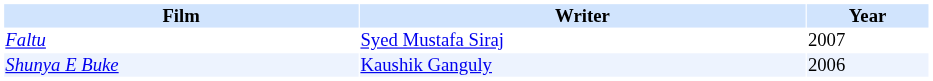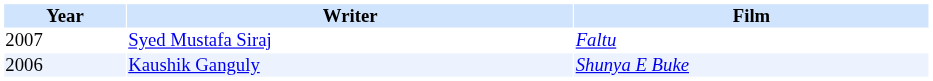columns swapped: (868, 15) <-> (181, 15)
